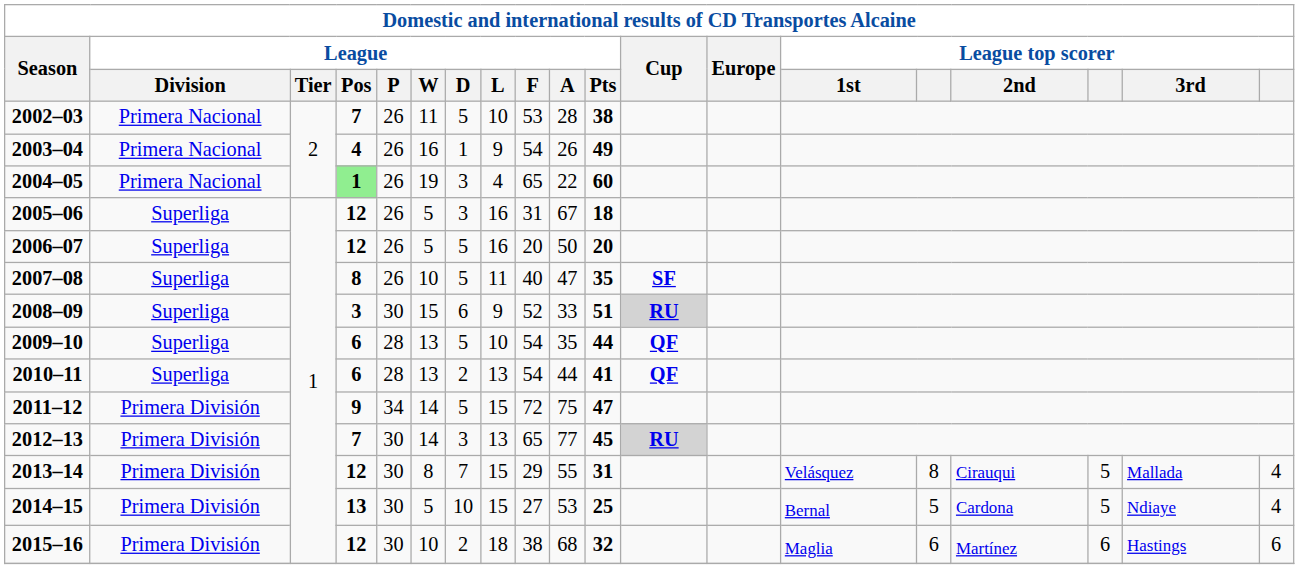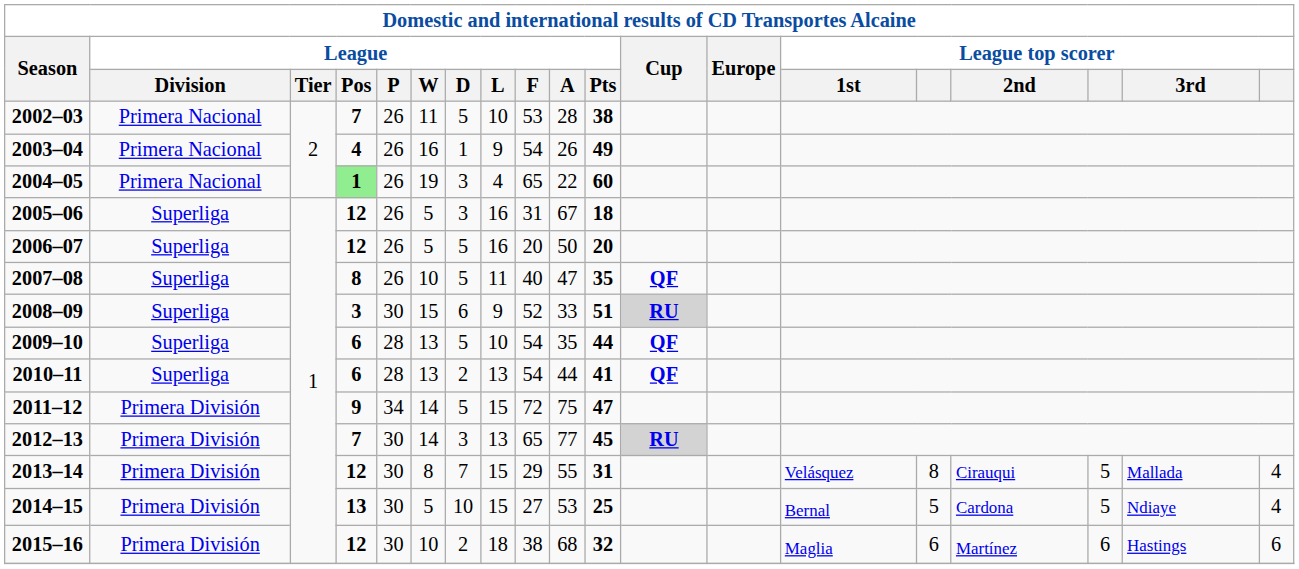(664, 278) SF -> (664, 278) QF
